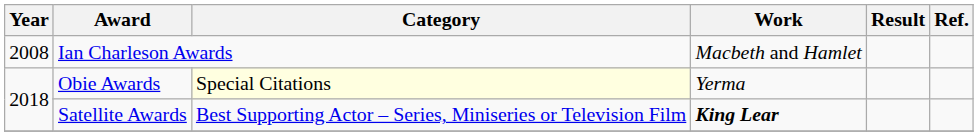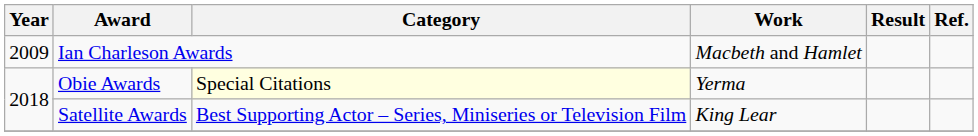(29, 51) 2008 -> (29, 51) 2009
(737, 114) bold -> (736, 114) normal
